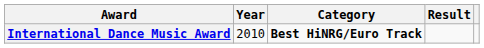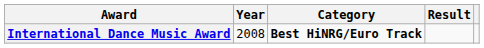(251, 34) 2010 -> (251, 34) 2008
